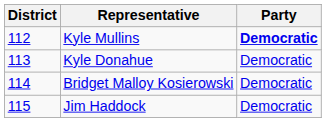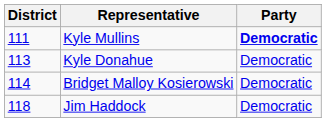(19, 38) 112 -> (19, 38) 111
(19, 106) 115 -> (19, 106) 118
